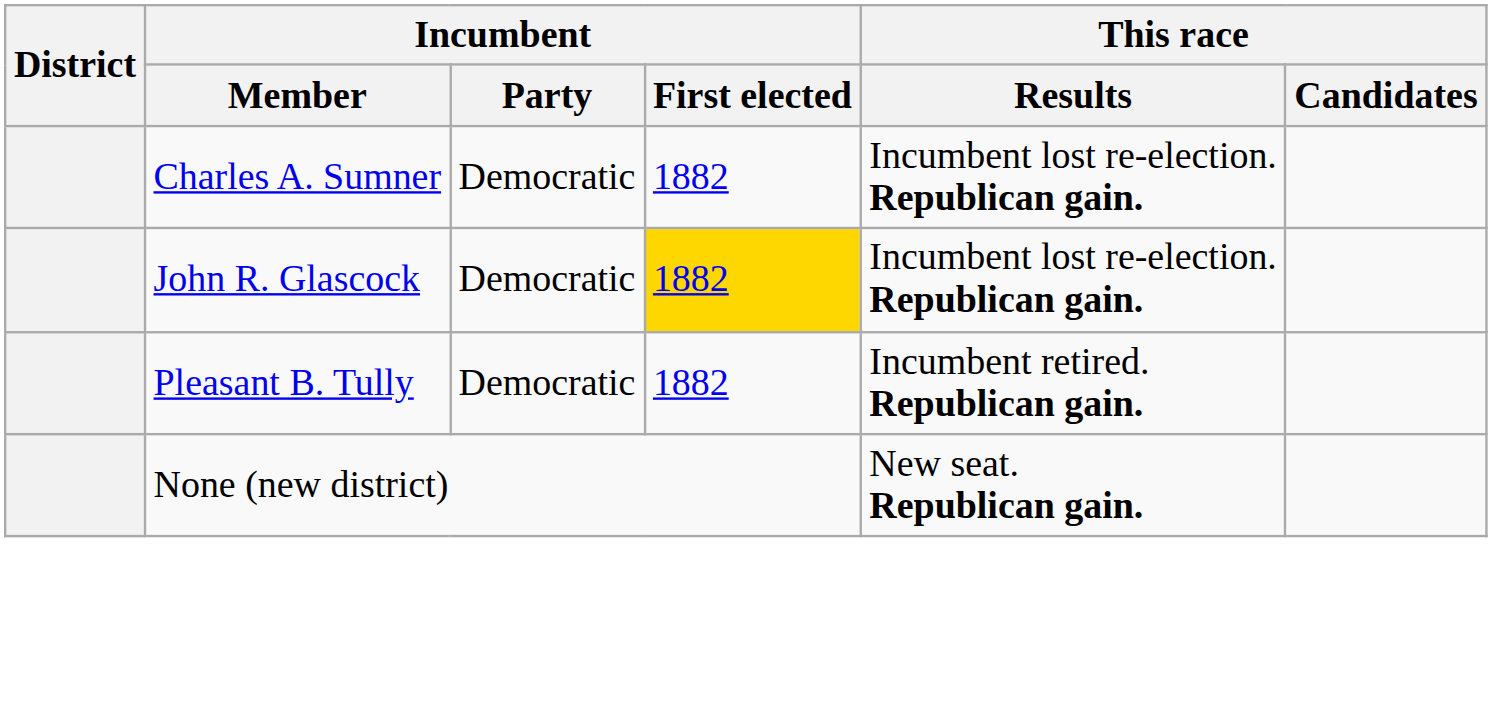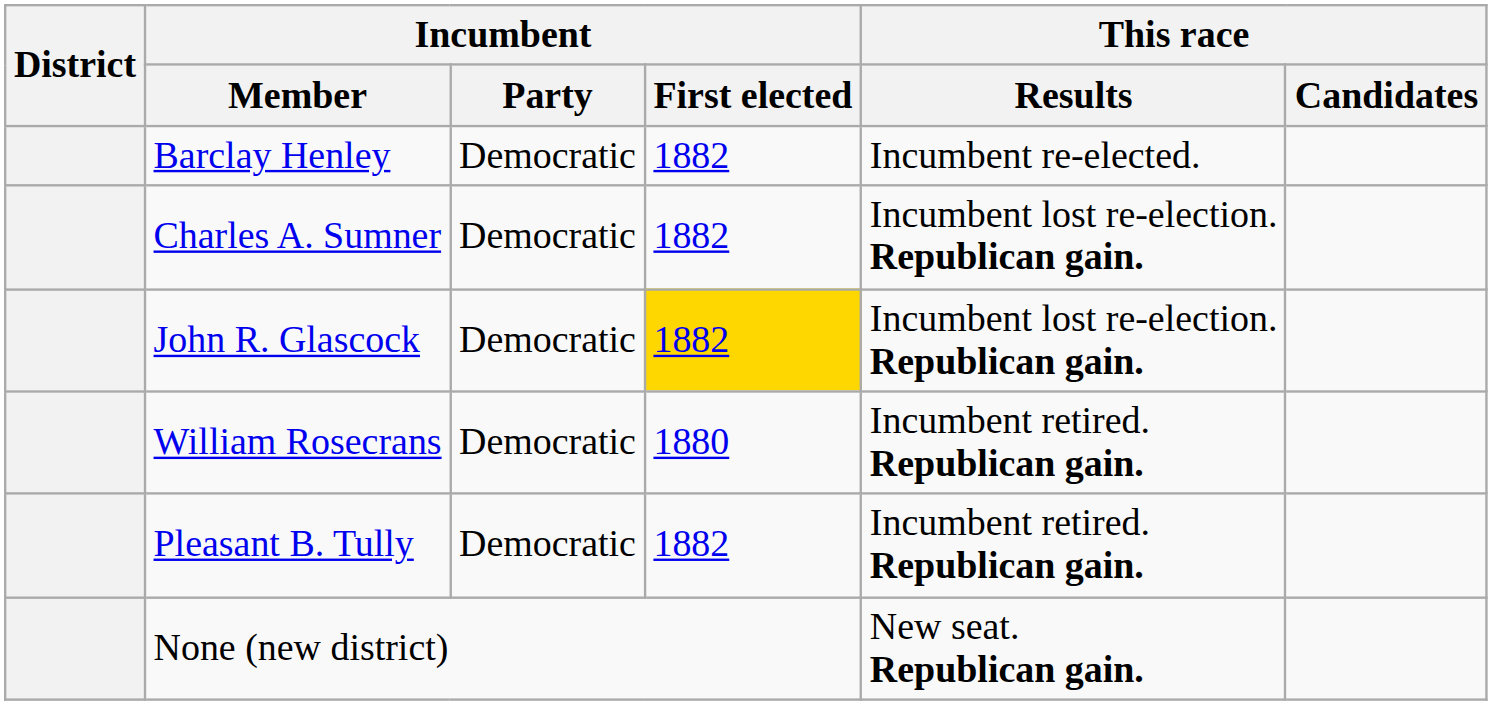+ row: (272, 154)
+ row: (298, 441)
